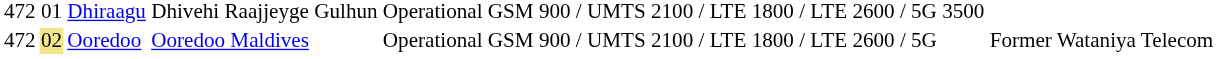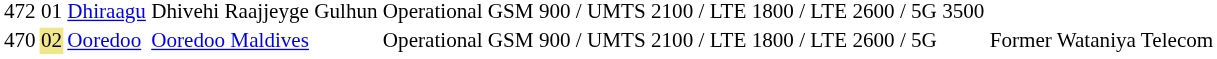(20, 40) 472 -> (20, 40) 470
